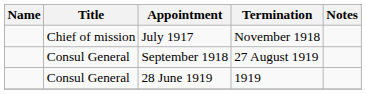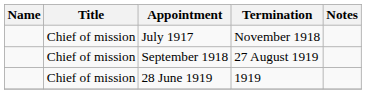(88, 57) Consul General -> (91, 57) Chief of mission
(88, 78) Consul General -> (91, 78) Chief of mission
